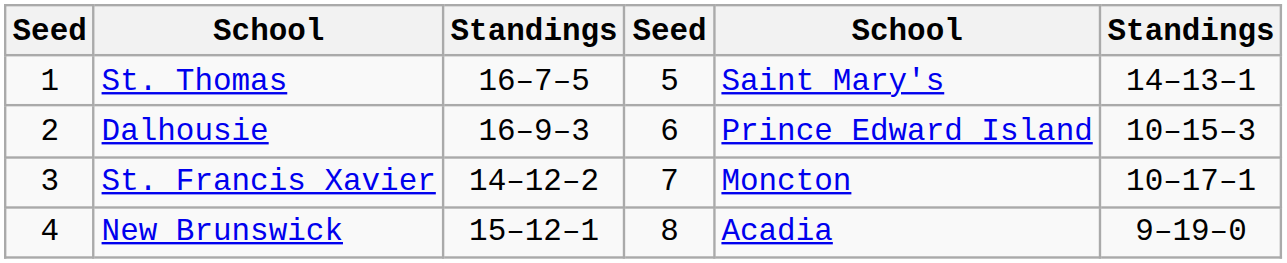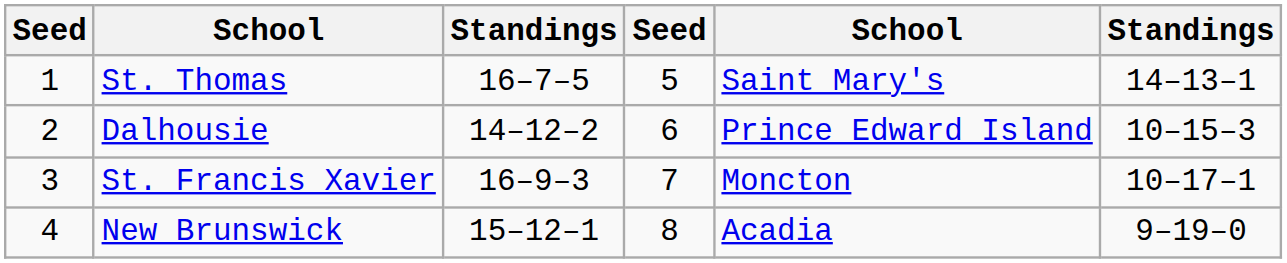(534, 131) 16–9–3 -> (534, 131) 14–12–2
(534, 182) 14–12–2 -> (534, 182) 16–9–3
